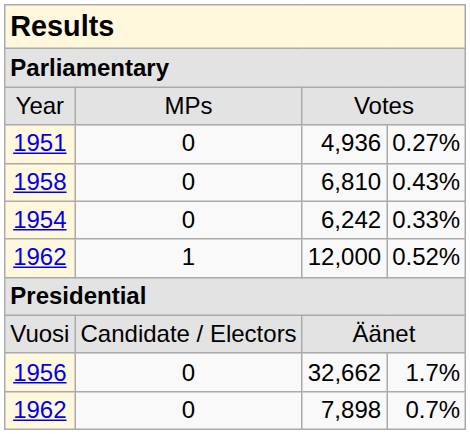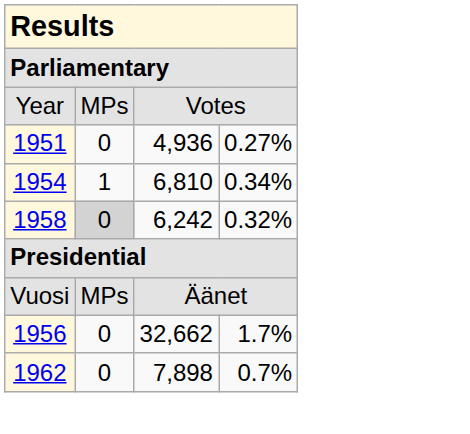(40, 181) 1958 -> (40, 181) 1954
(189, 181) 0 -> (104, 181) 1
(426, 181) 0.43% -> (258, 181) 0.34%
(40, 219) 1954 -> (40, 219) 1958
(189, 219) no background -> (104, 219) lightgrey background
(426, 219) 0.33% -> (258, 219) 0.32%
- row: (344, 257)
(189, 334) Candidate / Electors -> (104, 295) MPs
